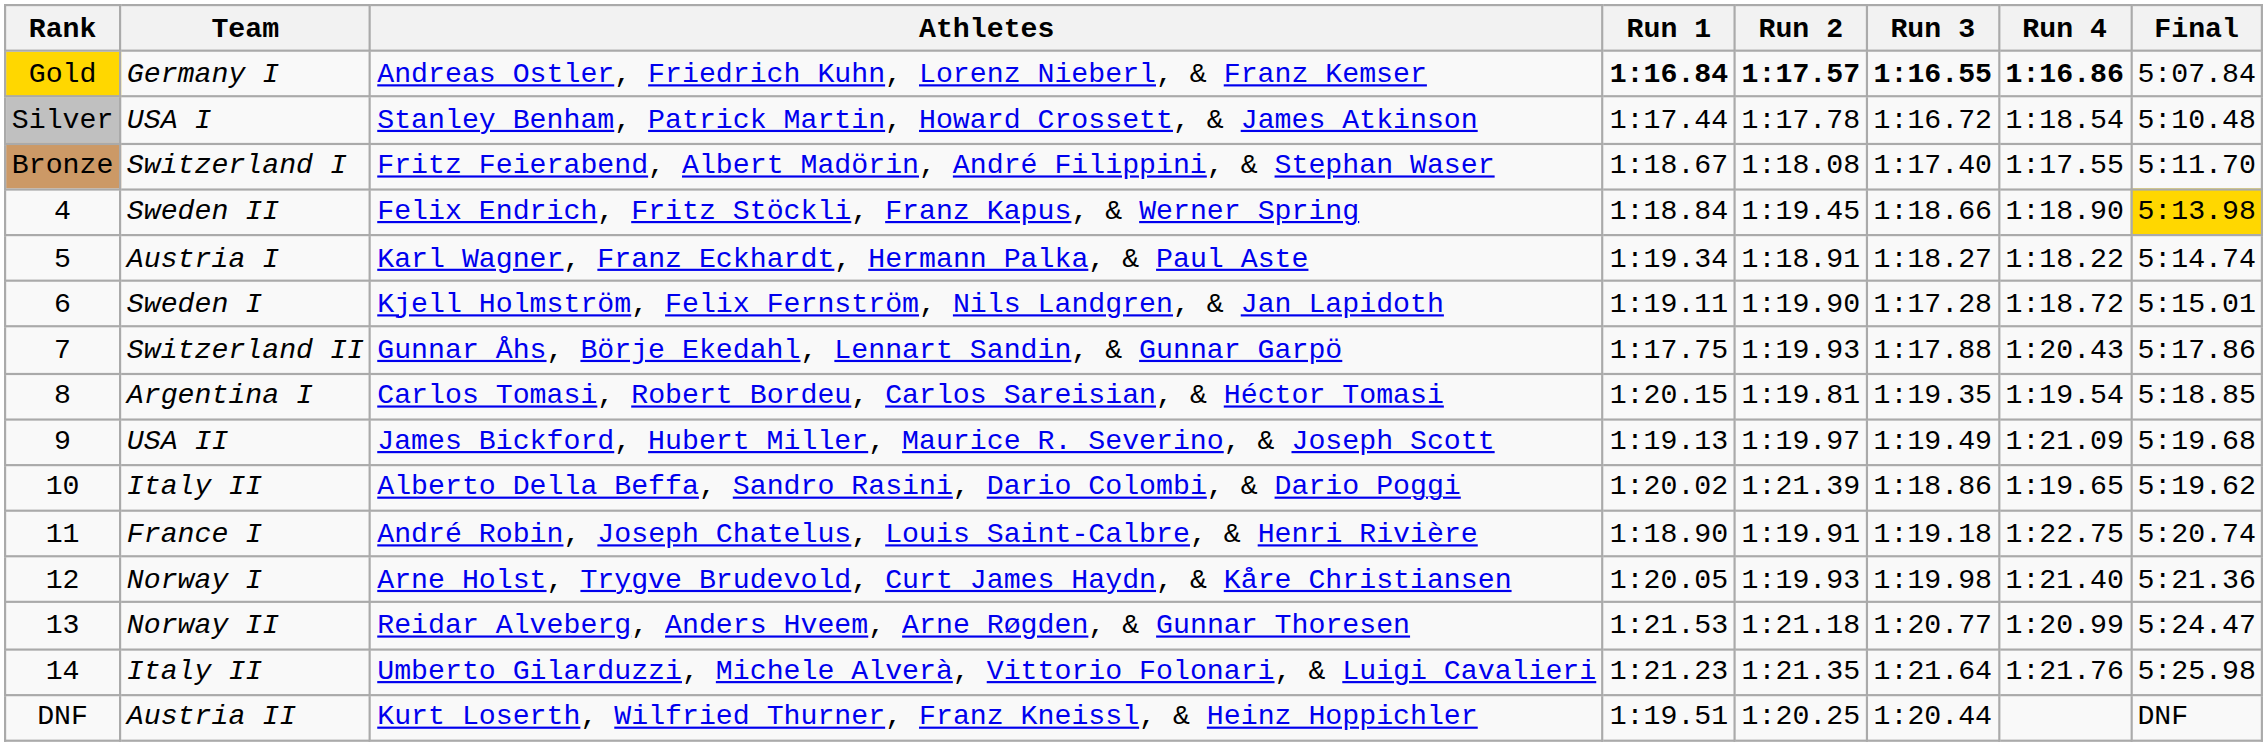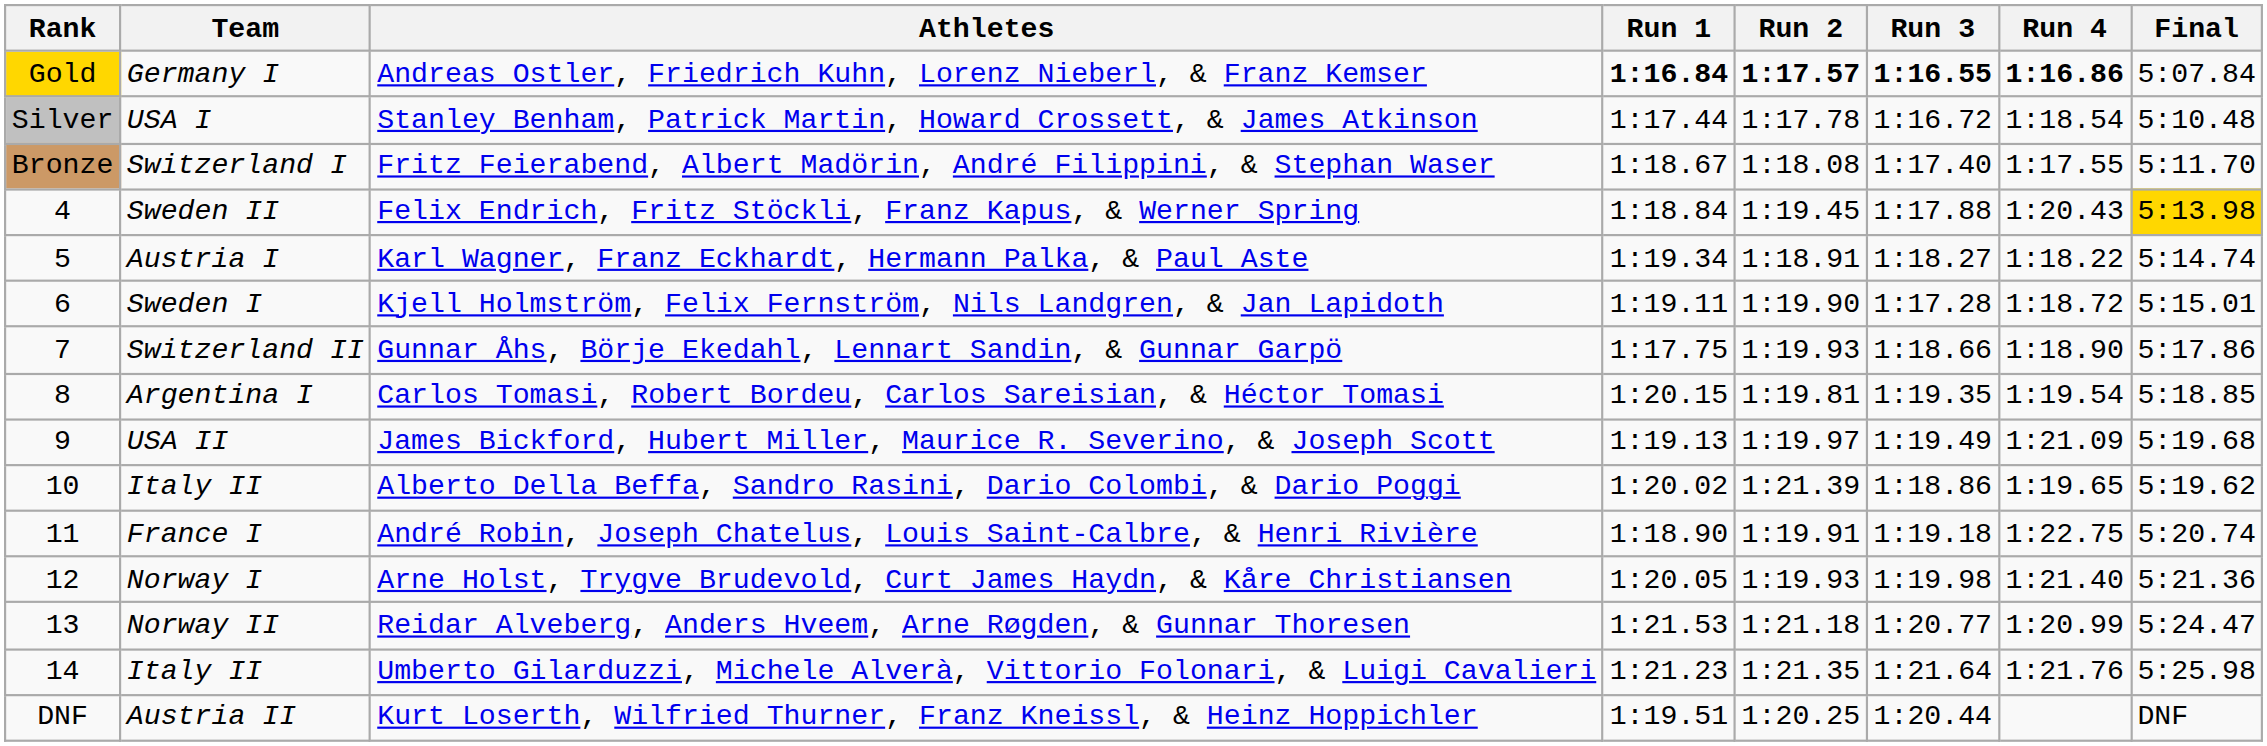(1933, 212) 1:18.66 -> (1933, 212) 1:17.88
(2065, 212) 1:18.90 -> (2065, 212) 1:20.43
(1933, 350) 1:17.88 -> (1933, 350) 1:18.66
(2065, 350) 1:20.43 -> (2065, 350) 1:18.90
